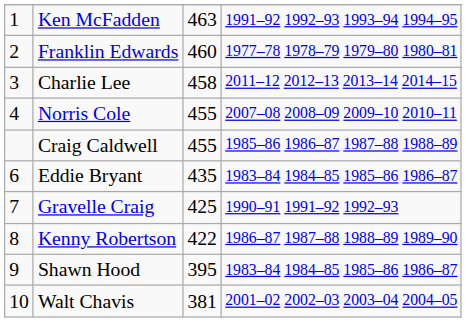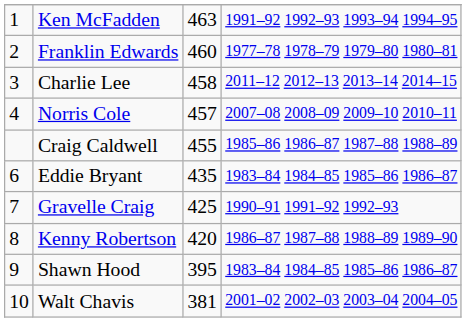(202, 113) 455 -> (202, 113) 457
(202, 238) 422 -> (202, 238) 420
